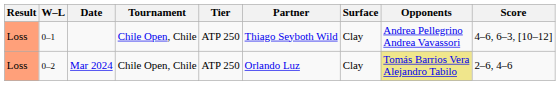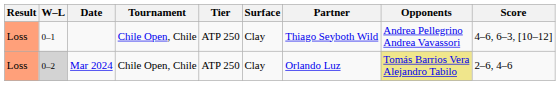columns swapped: (360, 13) <-> (291, 13)
(48, 66) no background -> (48, 66) lightgrey background
